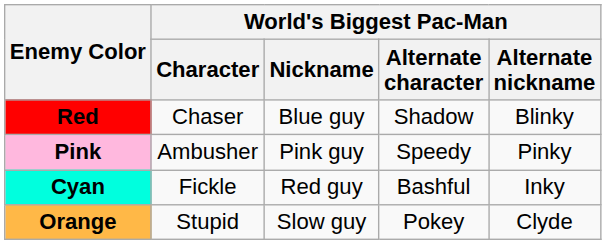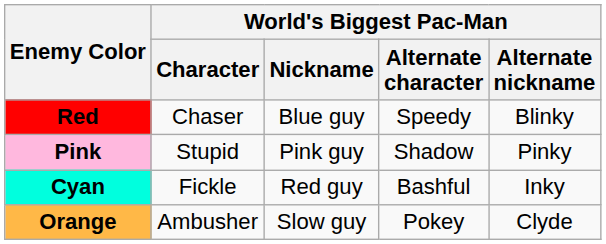(434, 116) Shadow -> (434, 116) Speedy
(208, 151) Ambusher -> (208, 151) Stupid
(434, 151) Speedy -> (434, 151) Shadow
(208, 221) Stupid -> (208, 221) Ambusher
